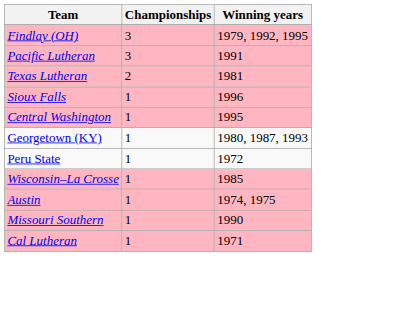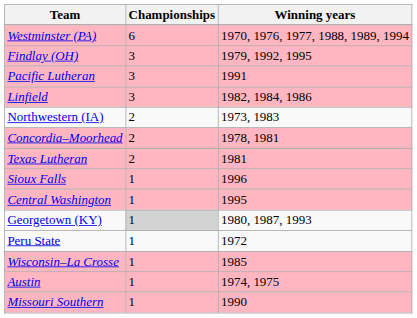+ row: (52, 35)
+ row: (28, 96)
+ row: (55, 117)
+ row: (65, 138)
(128, 138) no background -> (132, 220) lightgrey background
- row: (42, 240)
